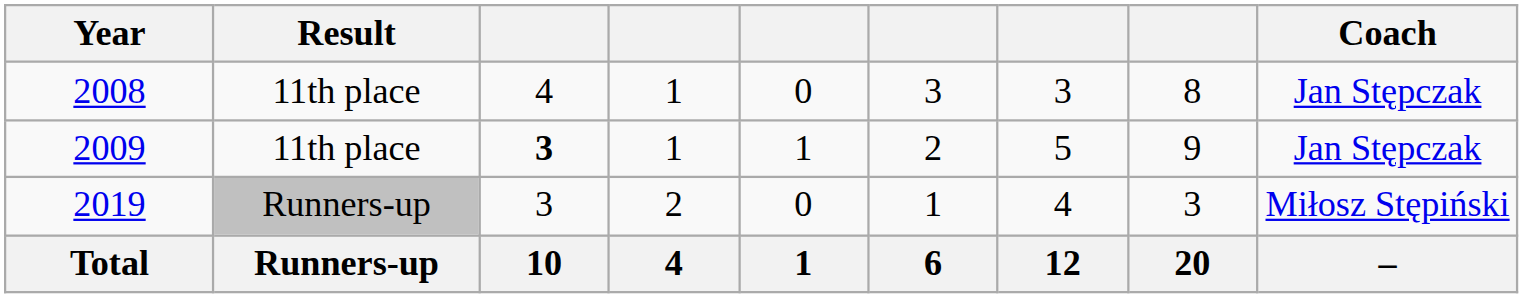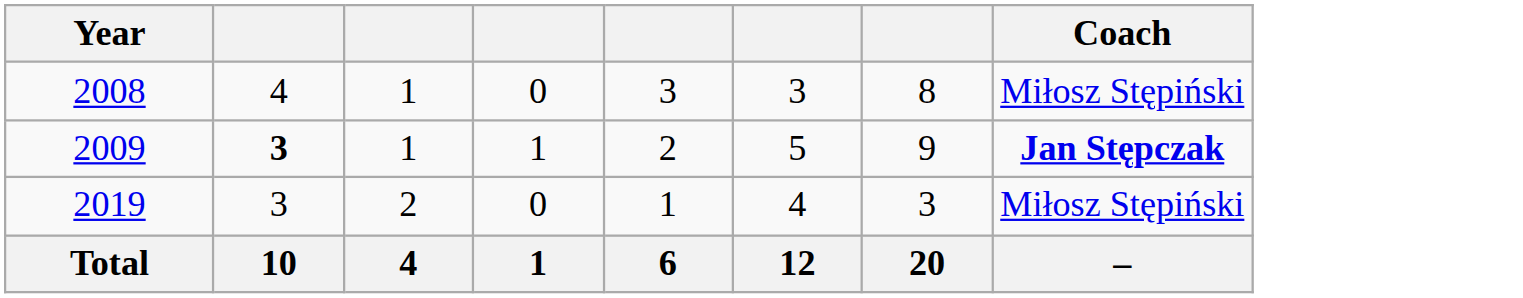- column: (347, 33)
(1388, 90) Jan Stępczak -> (1122, 90) Miłosz Stępiński
(1388, 147) normal -> (1122, 147) bold
